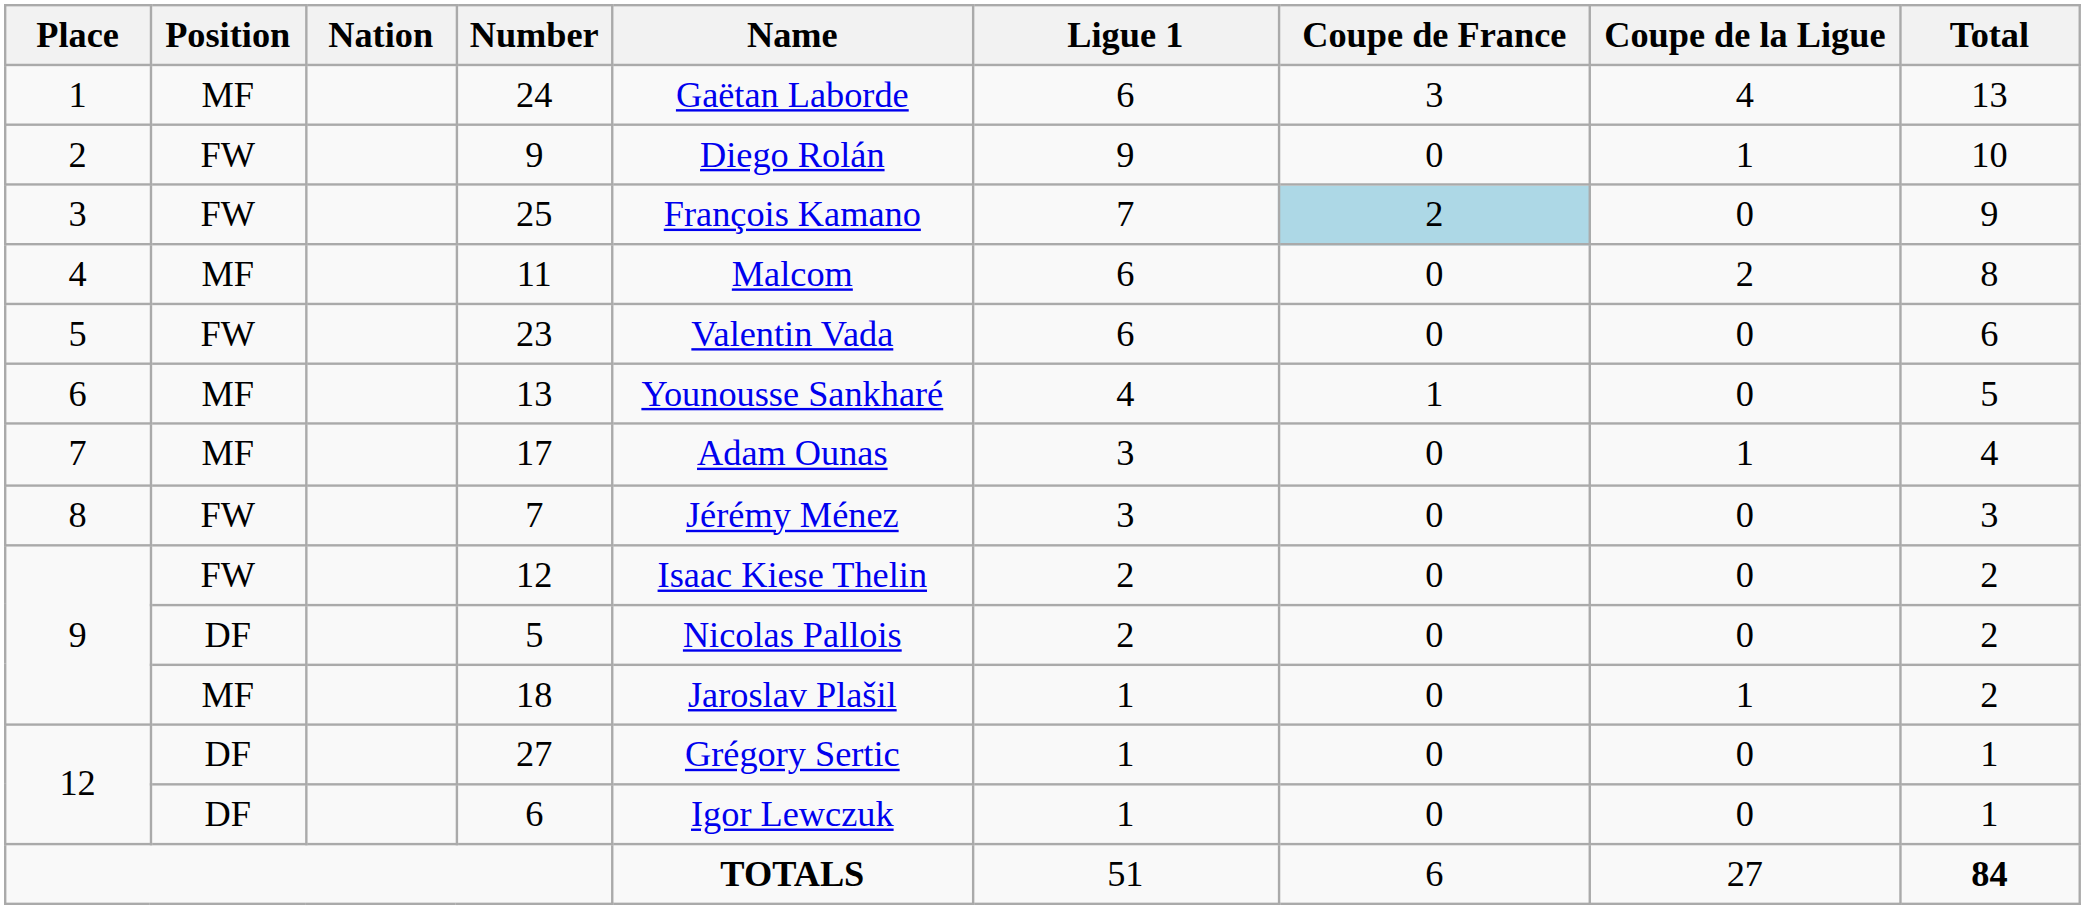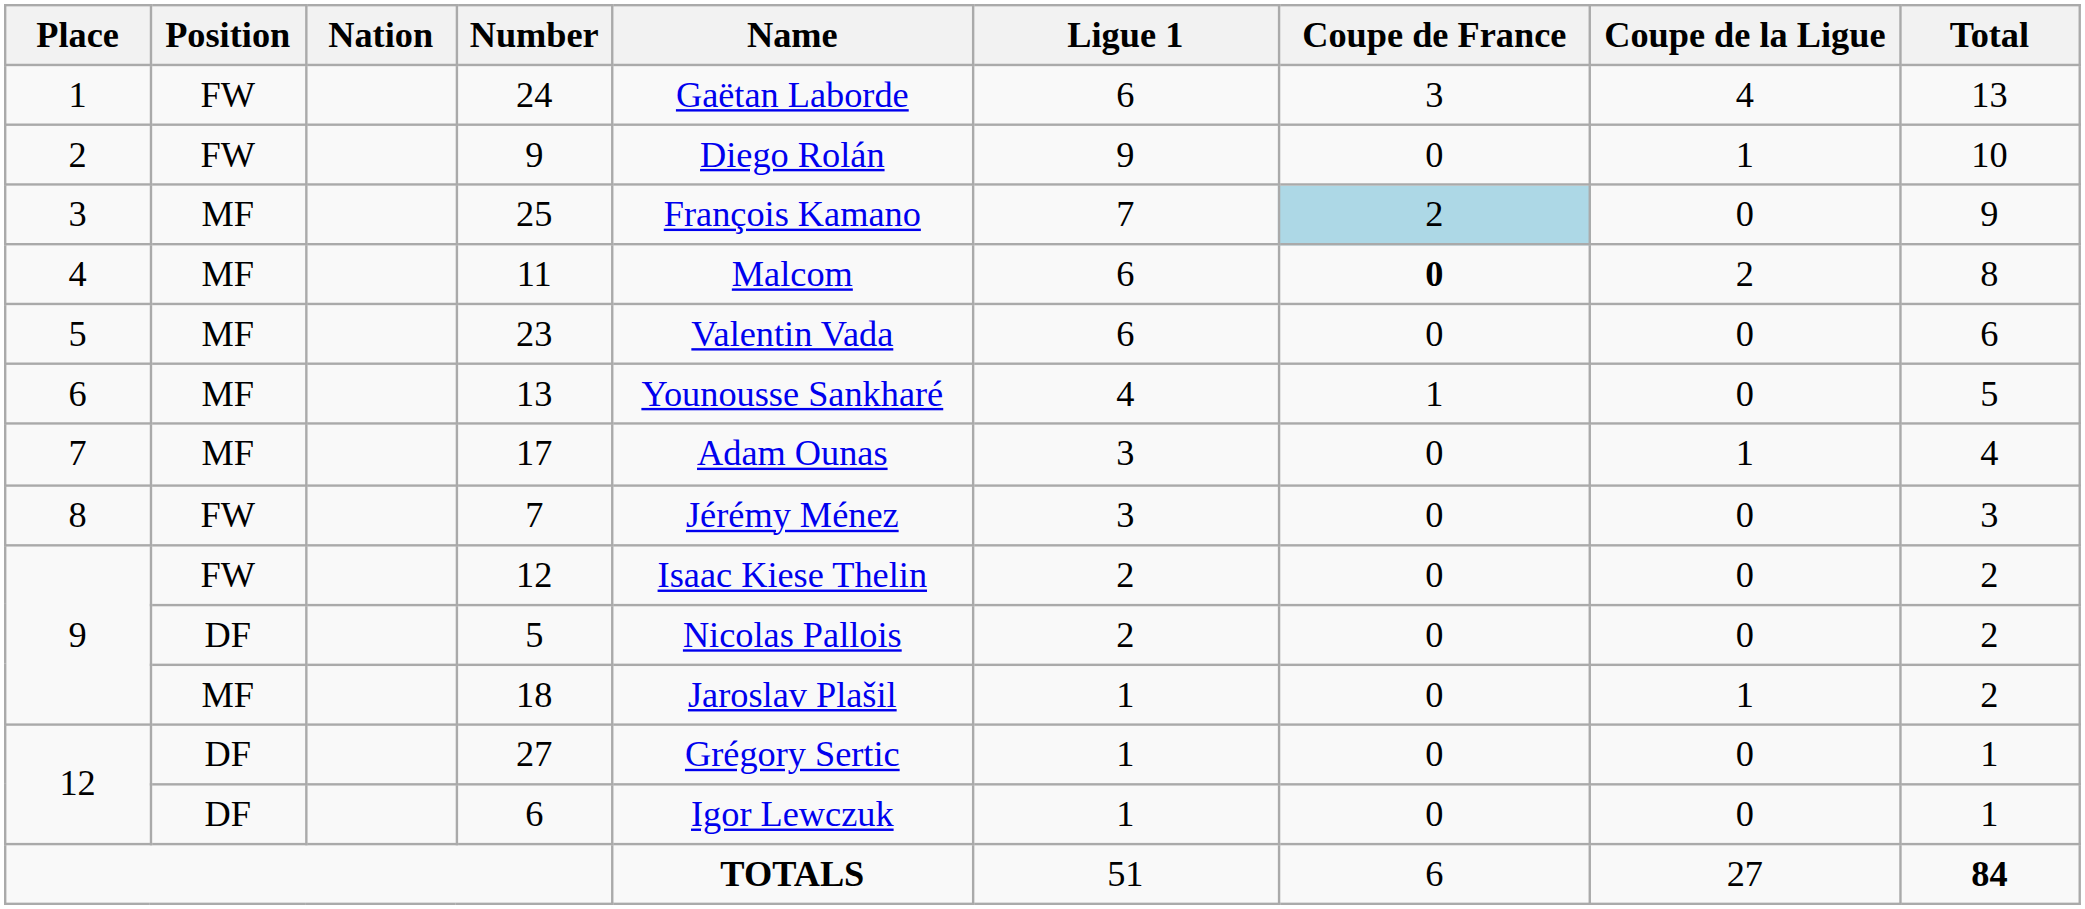(228, 94) MF -> (228, 94) FW
(228, 214) FW -> (228, 214) MF
(1434, 274) normal -> (1434, 274) bold
(228, 334) FW -> (228, 334) MF
